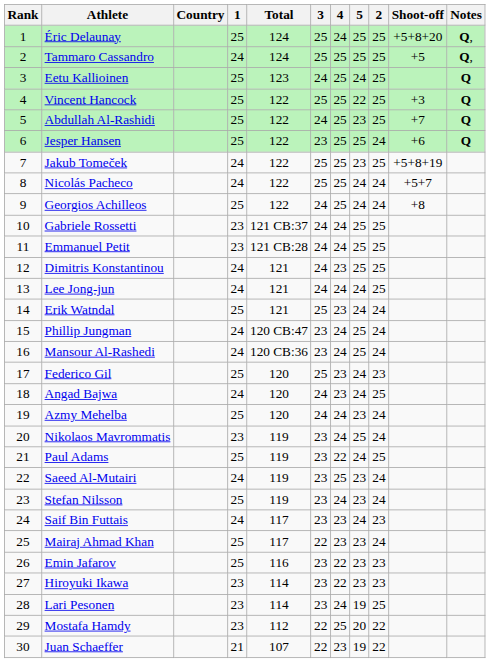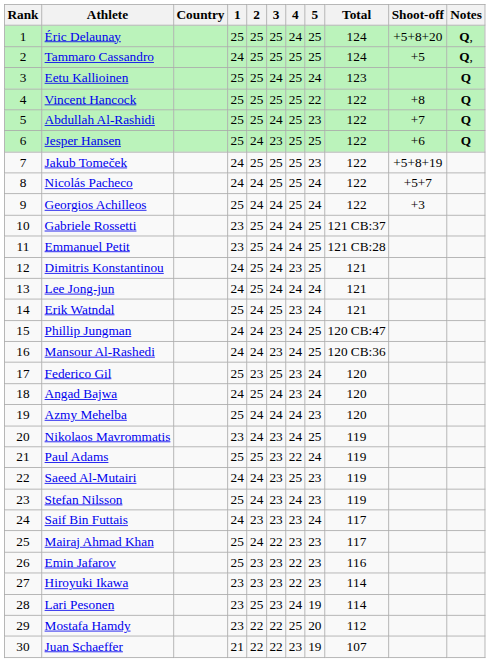columns swapped: (379, 15) <-> (279, 15)
(418, 99) +3 -> (418, 99) +8
(418, 204) +8 -> (418, 204) +3
